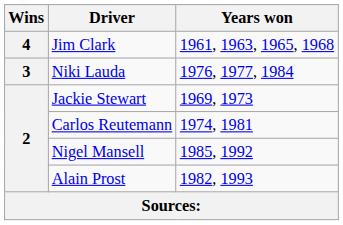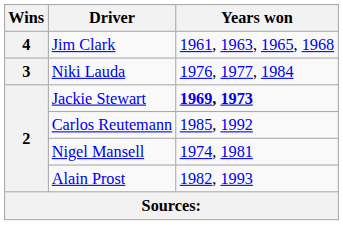(216, 98) normal -> (216, 98) bold
(216, 125) 1974, 1981 -> (216, 125) 1985, 1992
(216, 152) 1985, 1992 -> (216, 152) 1974, 1981
